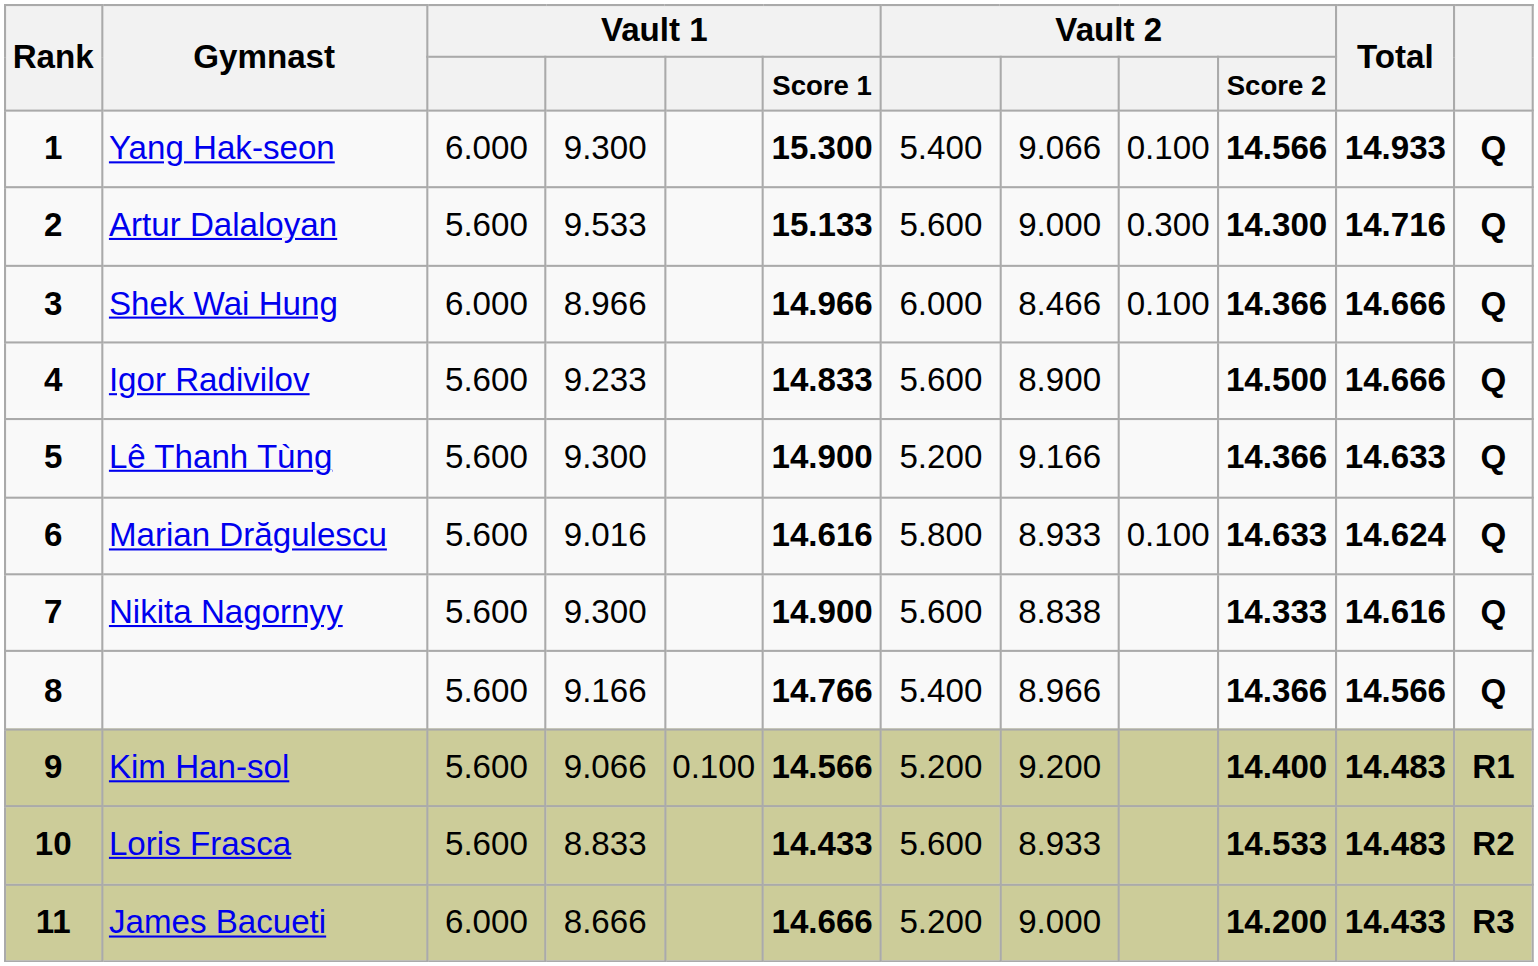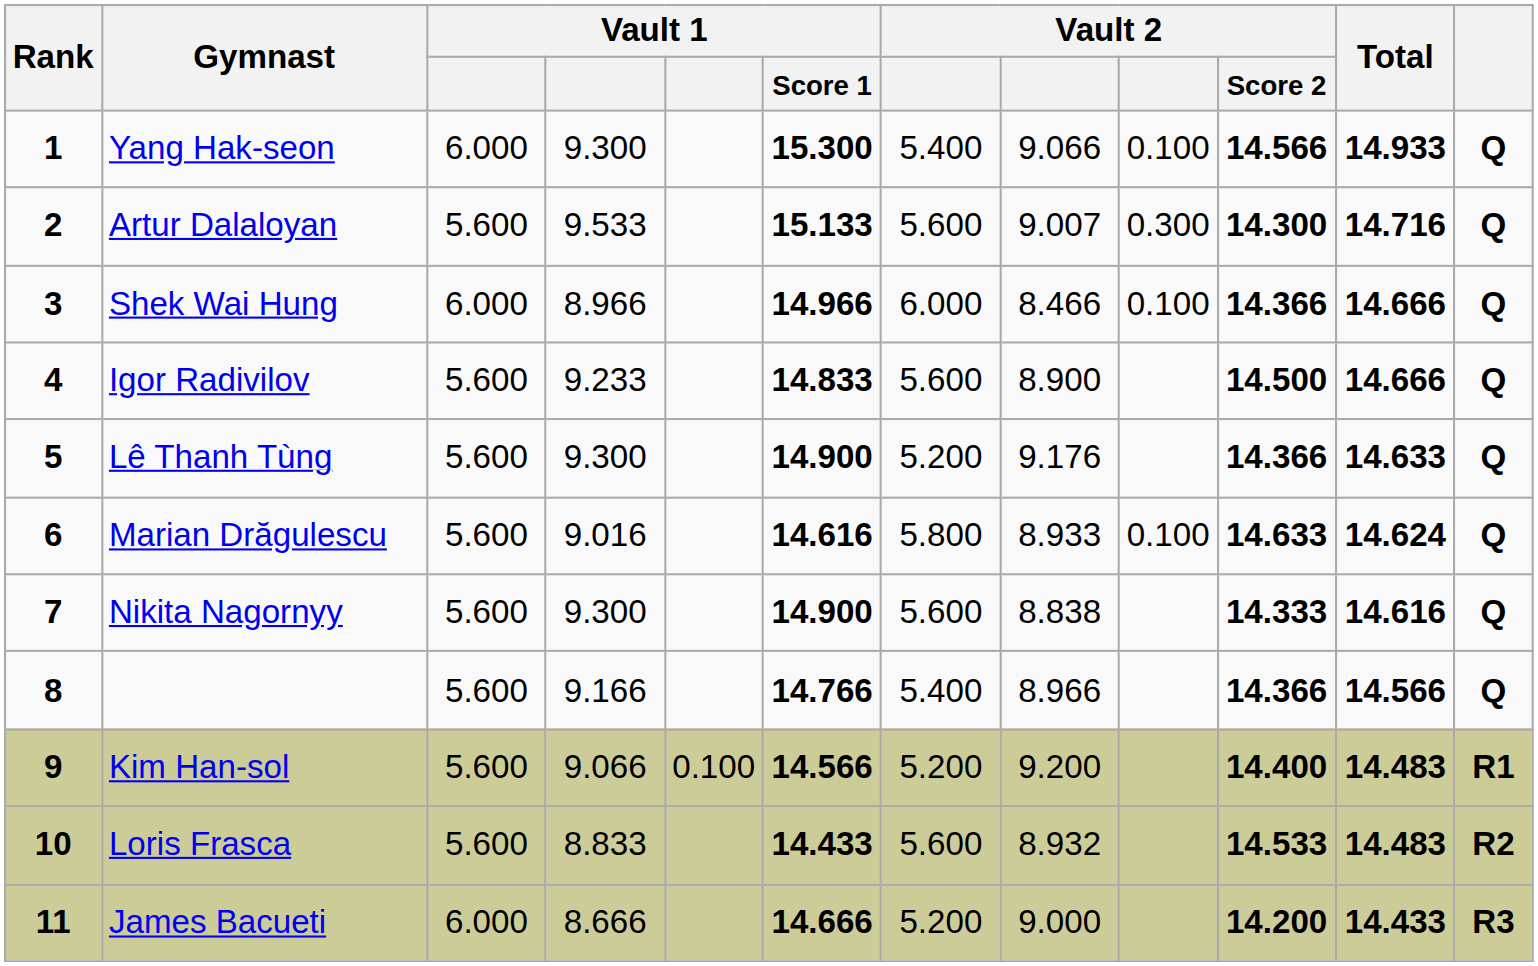(1060, 225) 9.000 -> (1060, 225) 9.007
(1060, 457) 9.166 -> (1060, 457) 9.176
(1060, 844) 8.933 -> (1060, 844) 8.932
